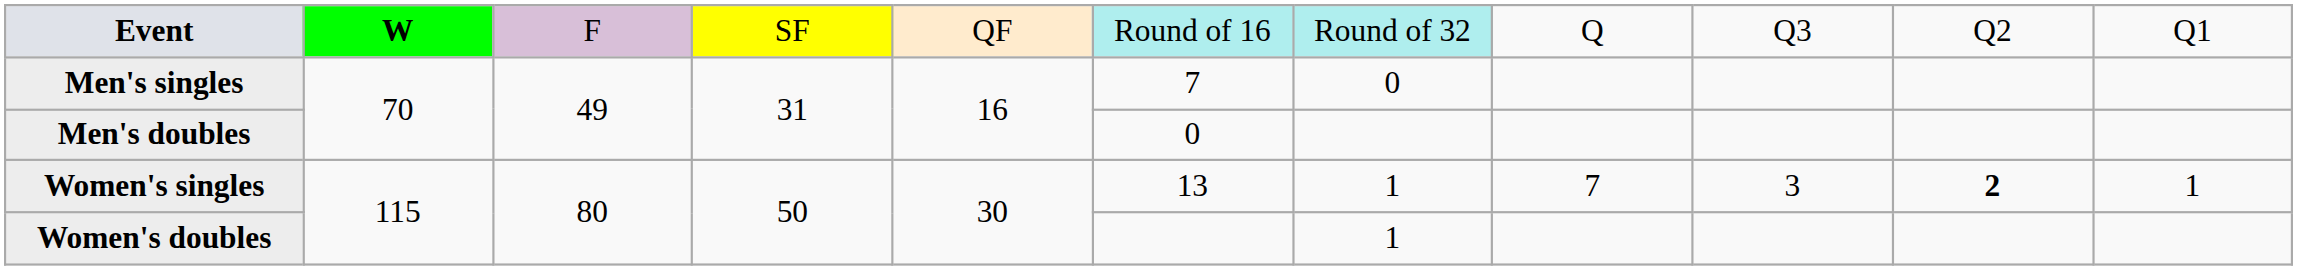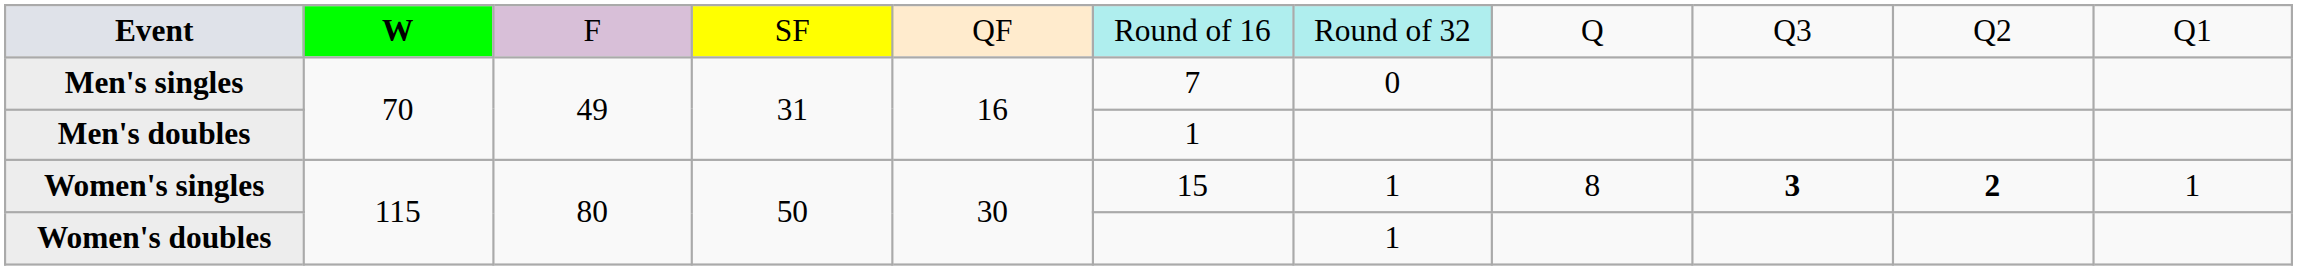(1192, 134) 0 -> (1192, 134) 1
(1192, 186) 13 -> (1192, 186) 15
(1592, 186) 7 -> (1592, 186) 8
(1792, 186) normal -> (1792, 186) bold
